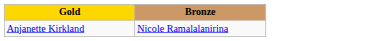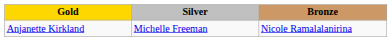+ column: (195, 12)
